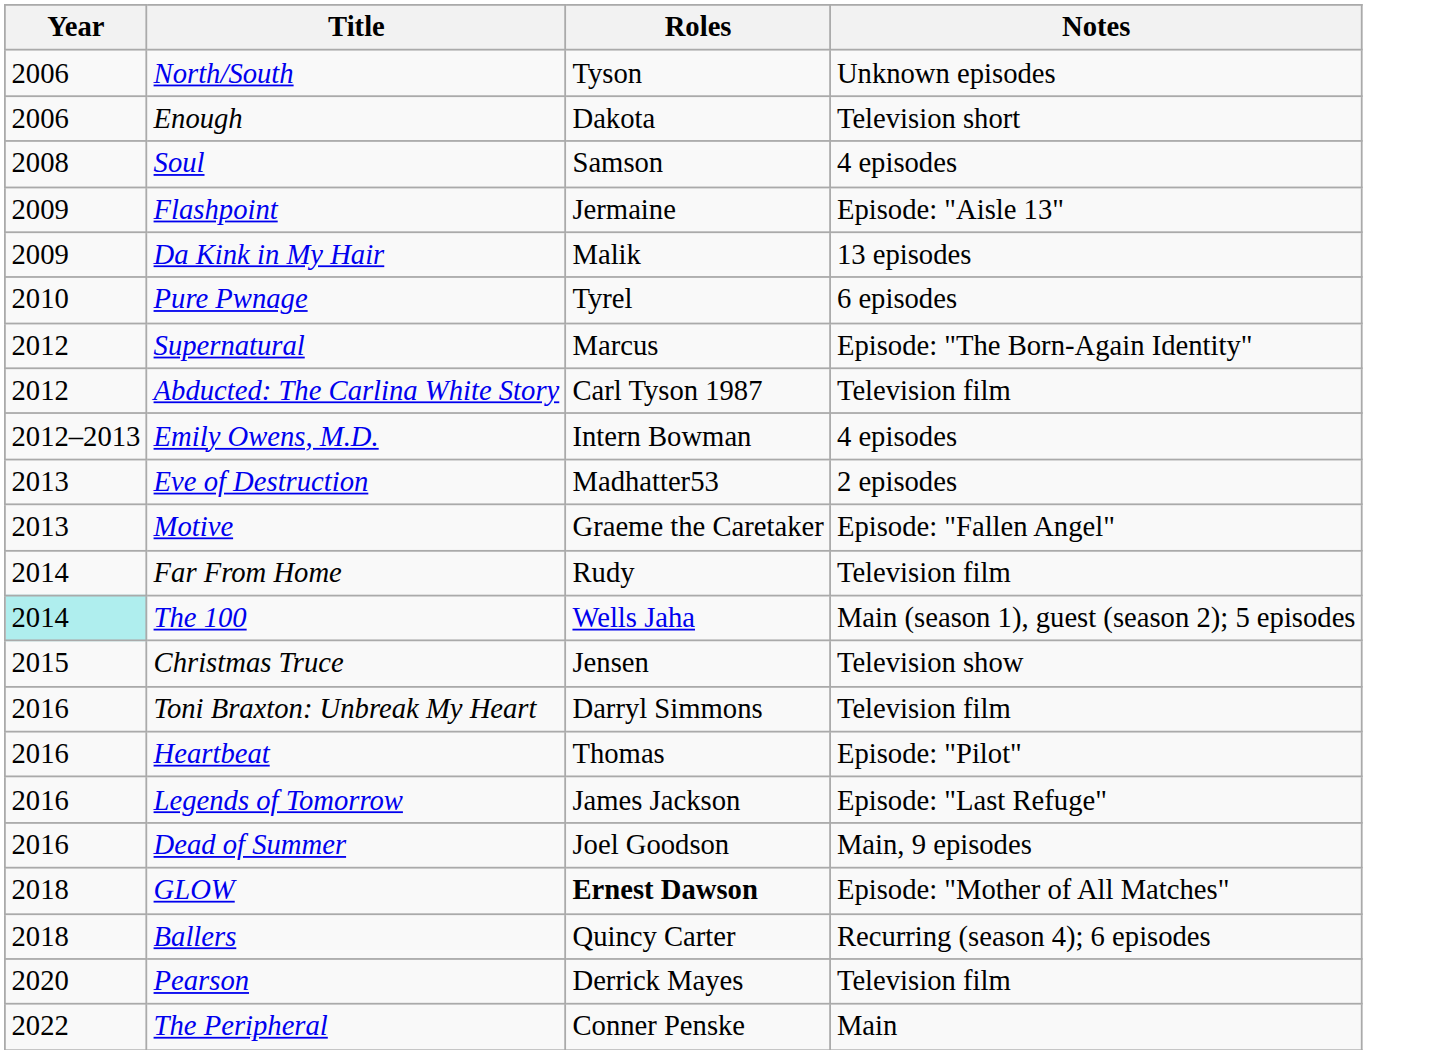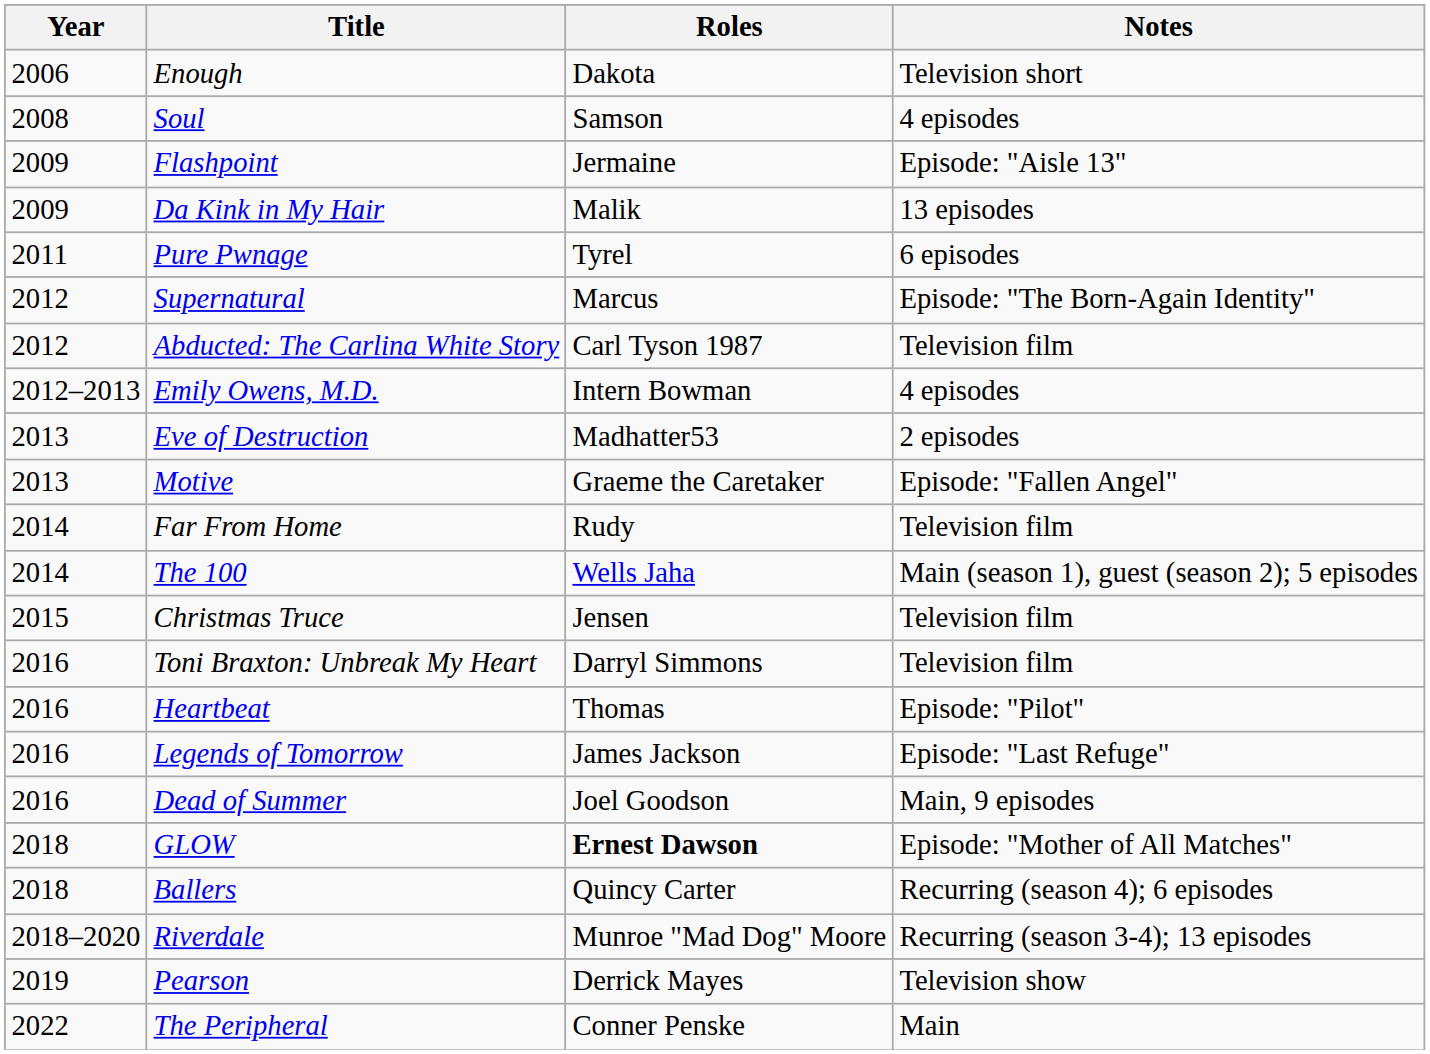- row: (224, 72)
(40, 299) 2010 -> (40, 254) 2011
(40, 617) paleturquoise background -> (40, 572) no background
(930, 663) Television show -> (986, 617) Television film
+ row: (209, 935)
(40, 981) 2020 -> (40, 981) 2019
(924, 981) Television film -> (993, 981) Television show
